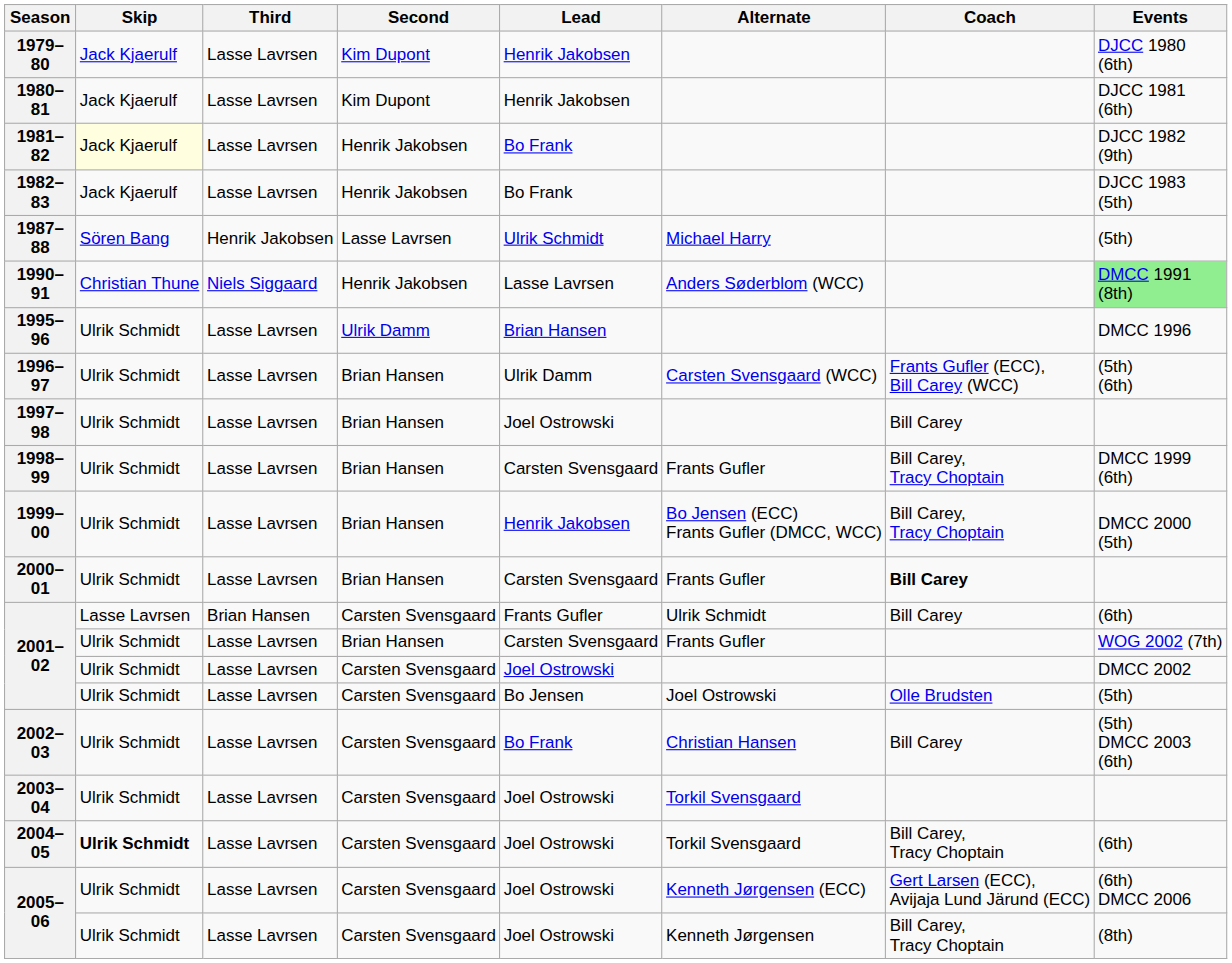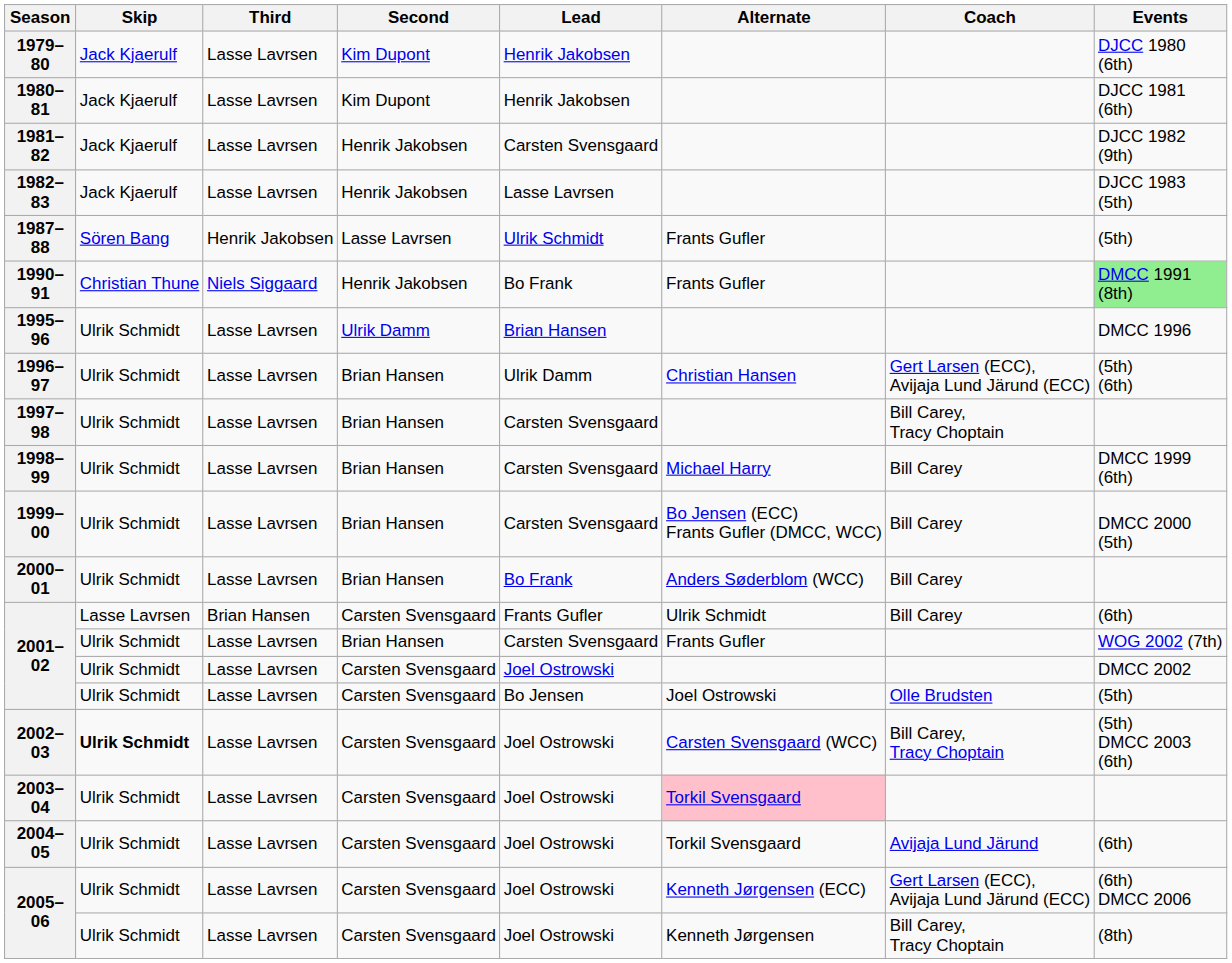(128, 146) lightyellow background -> (128, 146) no background
(538, 146) Bo Frank -> (581, 146) Carsten Svensgaard
(538, 192) Bo Frank -> (559, 192) Lasse Lavrsen
(718, 238) Michael Harry -> (716, 238) Frants Gufler
(559, 284) Lasse Lavrsen -> (538, 284) Bo Frank
(765, 284) Anders Søderblom (WCC) -> (716, 284) Frants Gufler
(772, 376) Carsten Svensgaard (WCC) -> (731, 376) Christian Hansen
(967, 376) Frants Gufler (ECC), Bill Carey (WCC) -> (990, 376) Gert Larsen (ECC), Avijaja Lund Järund (ECC)
(559, 422) Joel Ostrowski -> (581, 422) Carsten Svensgaard
(926, 422) Bill Carey -> (947, 422) Bill Carey, Tracy Choptain
(716, 468) Frants Gufler -> (718, 468) Michael Harry
(947, 468) Bill Carey, Tracy Choptain -> (926, 468) Bill Carey
(567, 523) Henrik Jakobsen -> (581, 523) Carsten Svensgaard
(947, 523) Bill Carey, Tracy Choptain -> (926, 523) Bill Carey
(581, 579) Carsten Svensgaard -> (538, 579) Bo Frank
(716, 579) Frants Gufler -> (765, 579) Anders Søderblom (WCC)
(929, 579) bold -> (926, 579) normal
(130, 742) normal -> (135, 742) bold
(538, 742) Bo Frank -> (559, 742) Joel Ostrowski
(731, 742) Christian Hansen -> (772, 742) Carsten Svensgaard (WCC)
(926, 742) Bill Carey -> (947, 742) Bill Carey, Tracy Choptain
(733, 797) no background -> (733, 797) pink background
(135, 843) bold -> (130, 843) normal
(947, 843) Bill Carey, Tracy Choptain -> (964, 843) Avijaja Lund Järund
